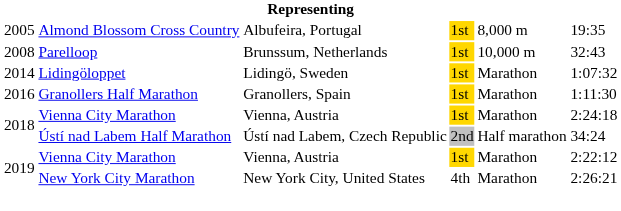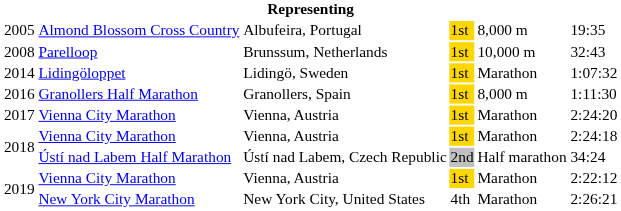(507, 94) Marathon -> (503, 94) 8,000 m
+ row: (19, 115)
